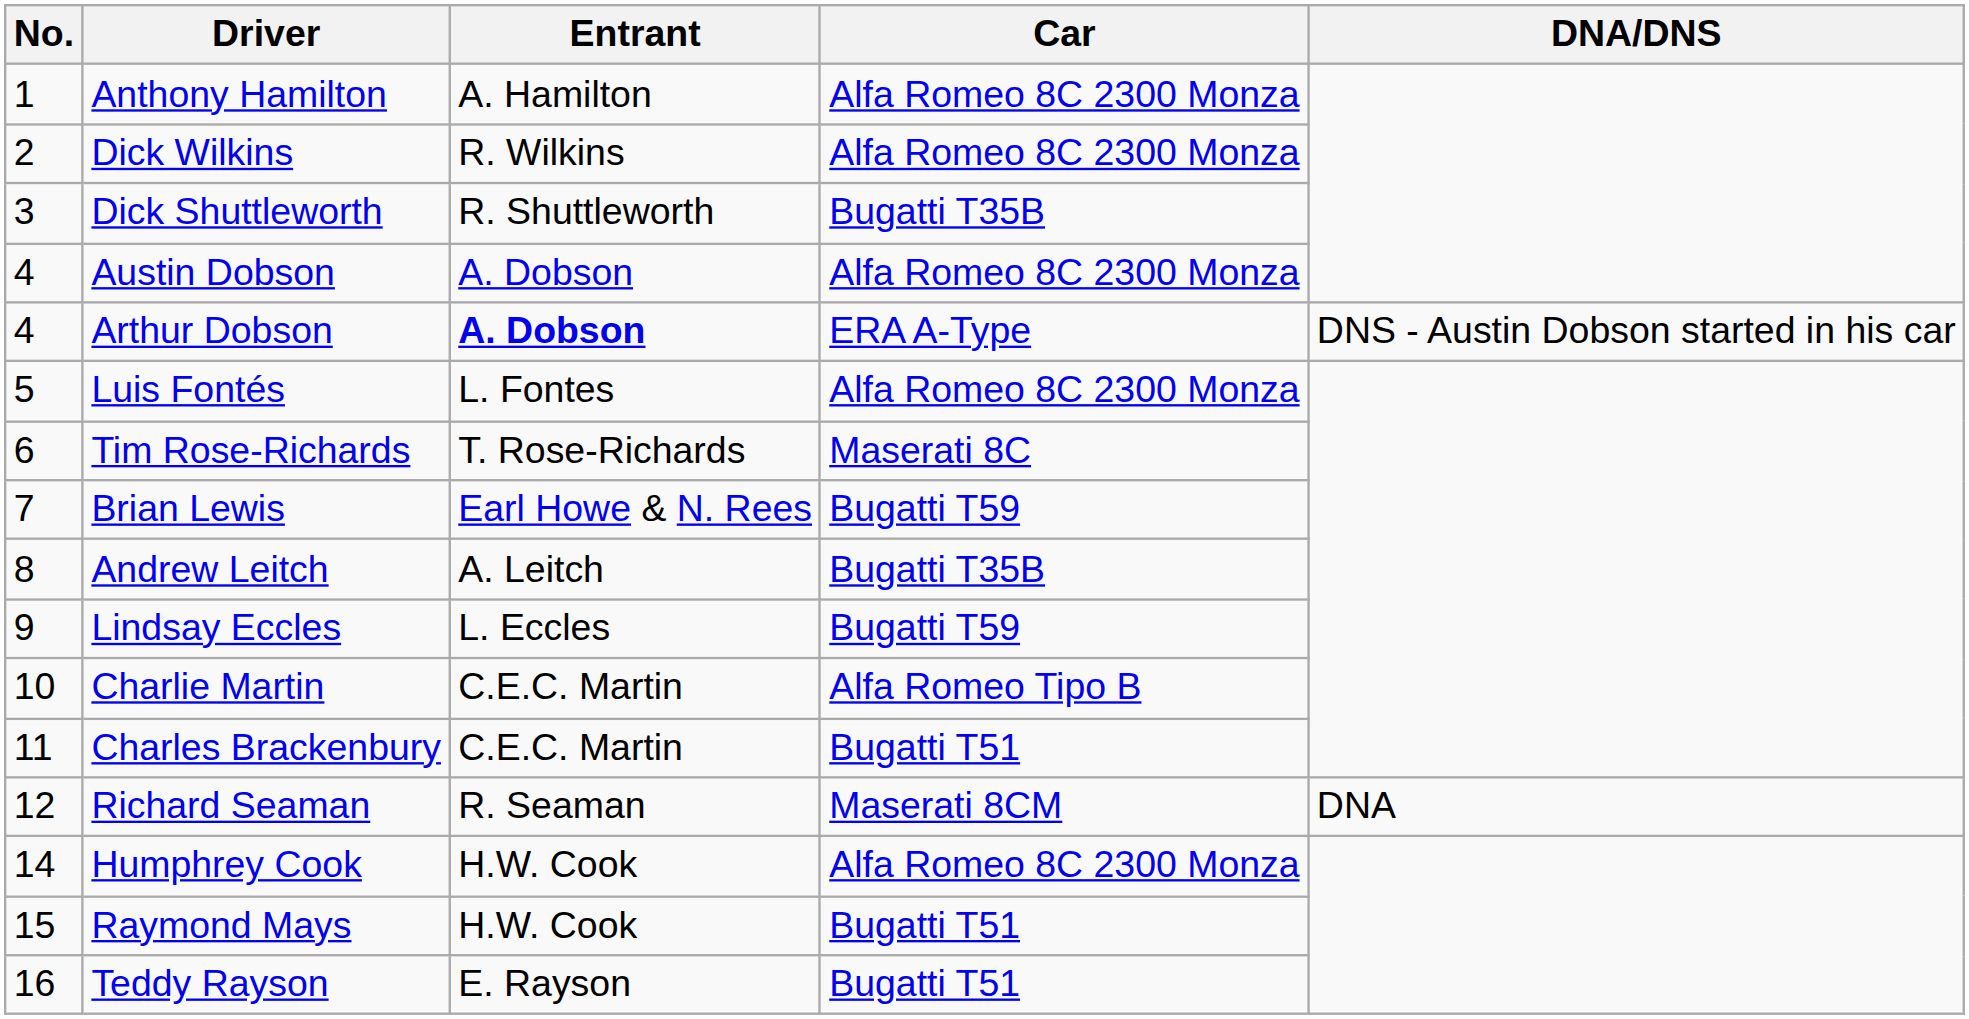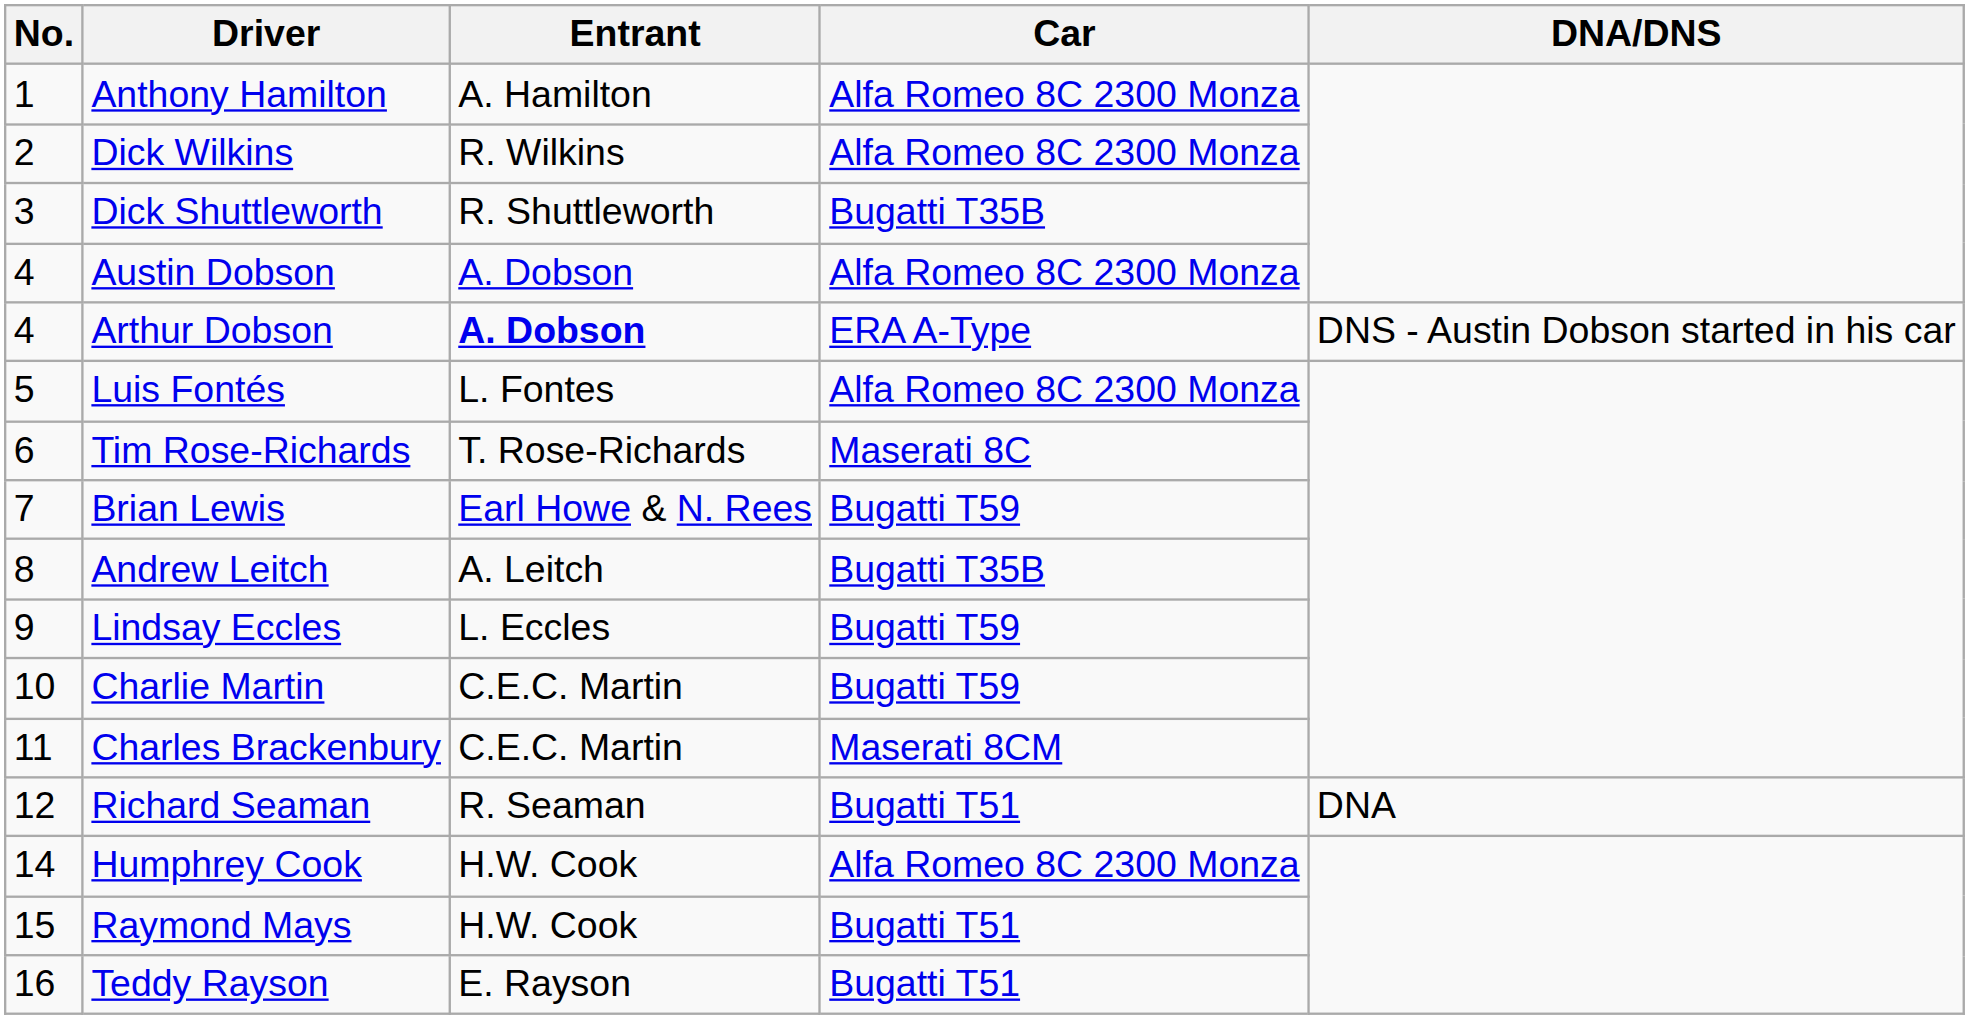(985, 687) Alfa Romeo Tipo B -> (925, 687) Bugatti T59
(925, 746) Bugatti T51 -> (946, 746) Maserati 8CM
(946, 806) Maserati 8CM -> (925, 806) Bugatti T51
